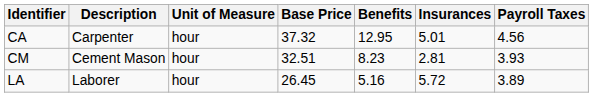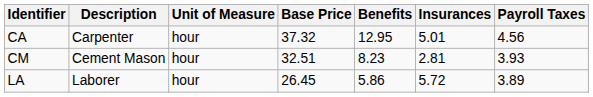(371, 80) 5.16 -> (371, 80) 5.86
